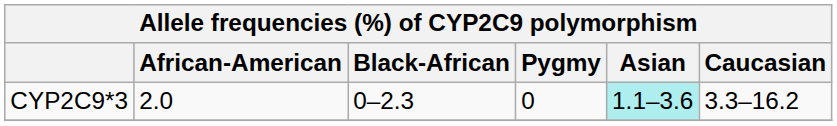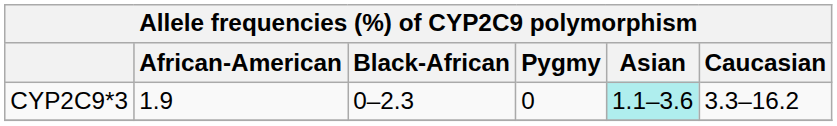(156, 100) 2.0 -> (156, 100) 1.9
